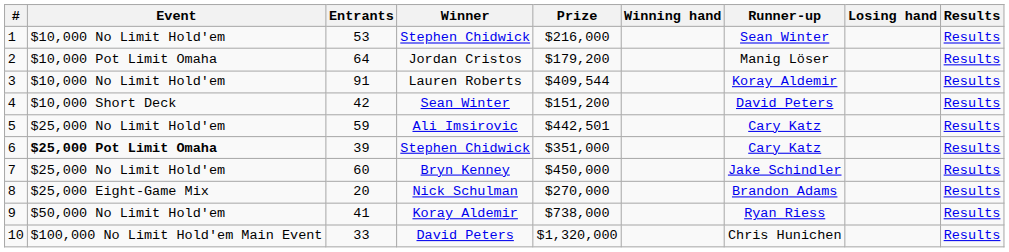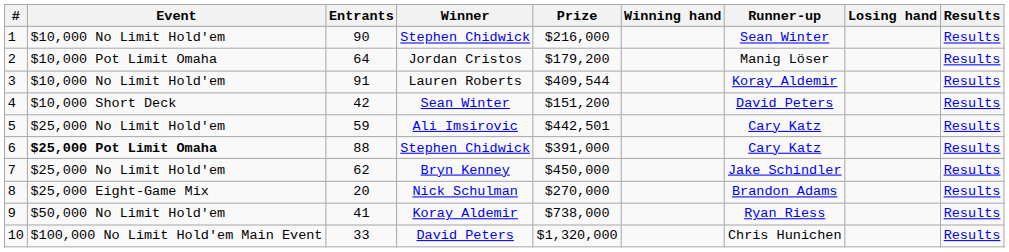(361, 38) 53 -> (361, 38) 90
(361, 148) 39 -> (361, 148) 88
(577, 148) $351,000 -> (577, 148) $391,000
(361, 170) 60 -> (361, 170) 62
